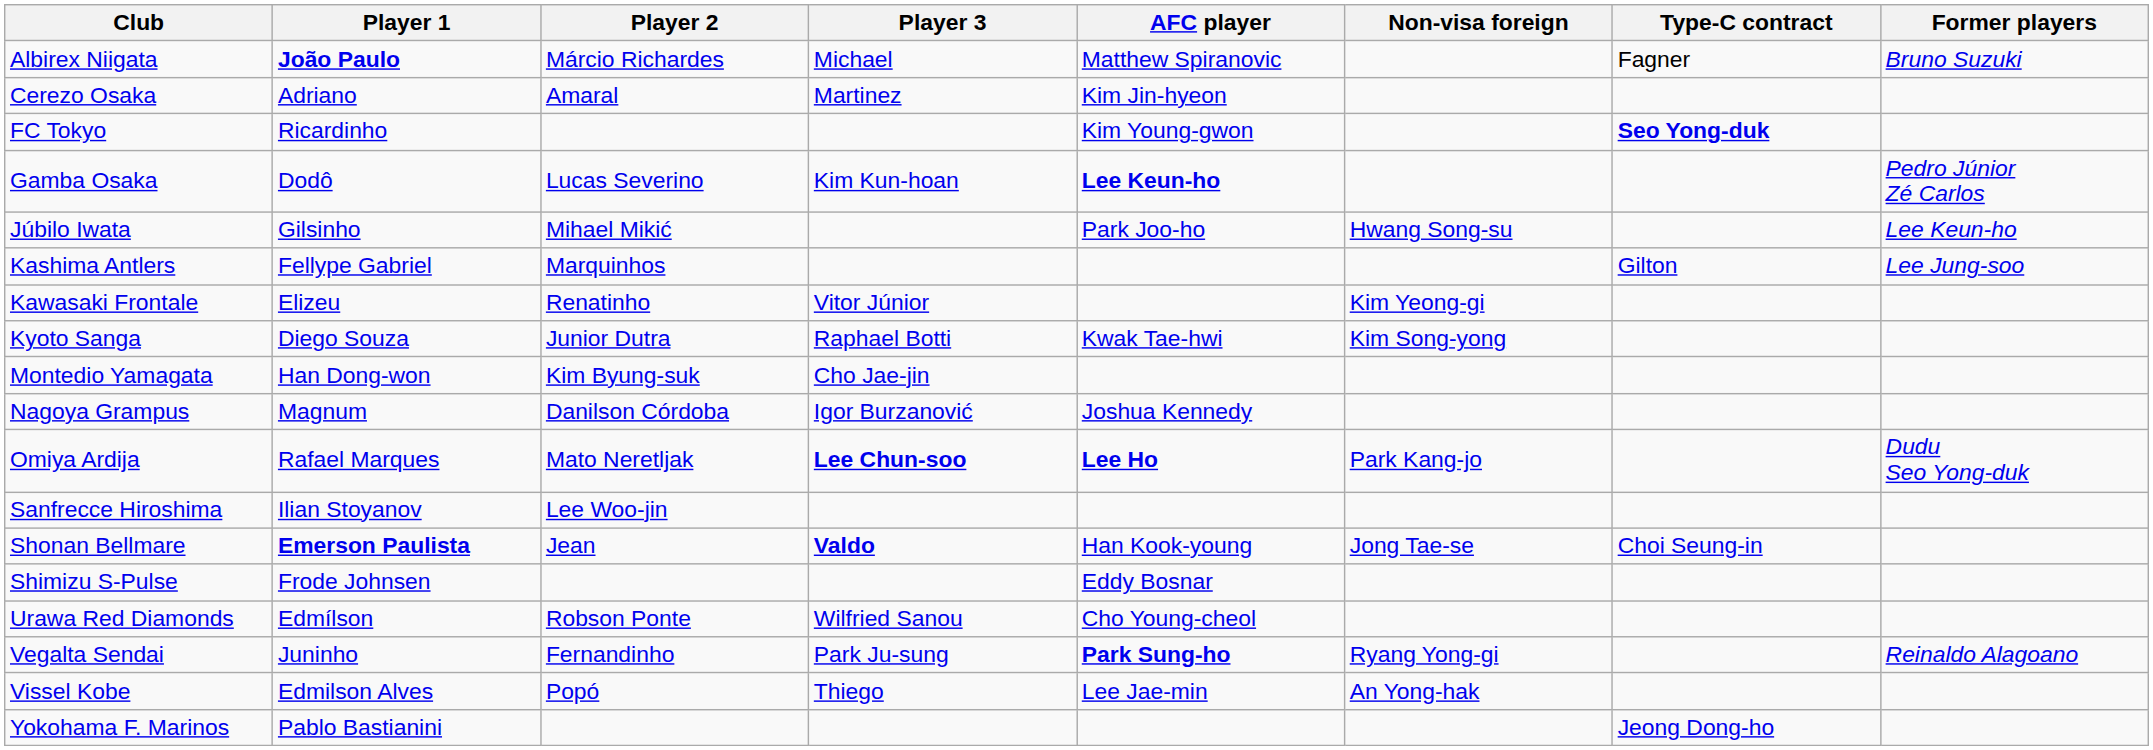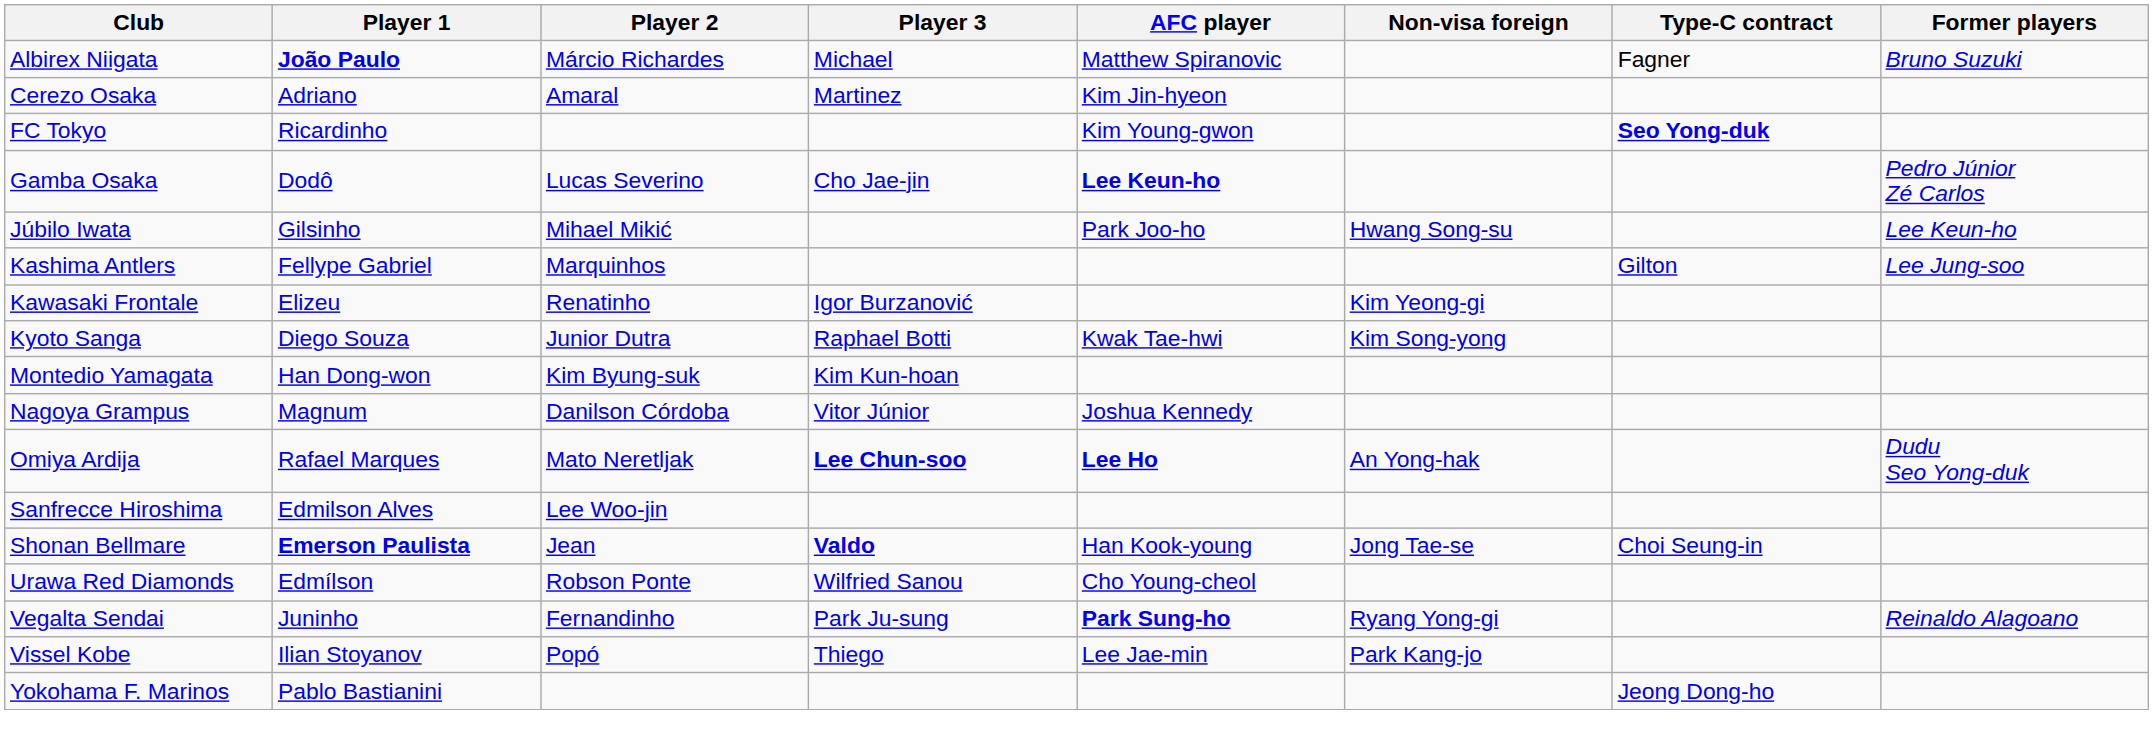(886, 180) Kim Kun-hoan -> (872, 180) Cho Jae-jin
(871, 302) Vitor Júnior -> (893, 302) Igor Burzanović
(872, 374) Cho Jae-jin -> (886, 374) Kim Kun-hoan
(893, 411) Igor Burzanović -> (871, 411) Vitor Júnior
(1416, 460) Park Kang-jo -> (1415, 460) An Yong-hak
(350, 509) Ilian Stoyanov -> (356, 509) Edmilson Alves
- row: (94, 582)
(356, 690) Edmilson Alves -> (350, 654) Ilian Stoyanov
(1415, 690) An Yong-hak -> (1416, 654) Park Kang-jo
